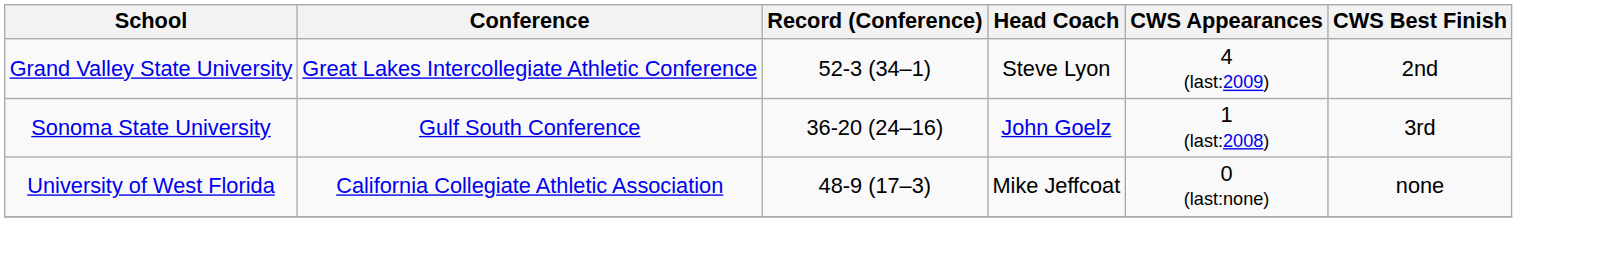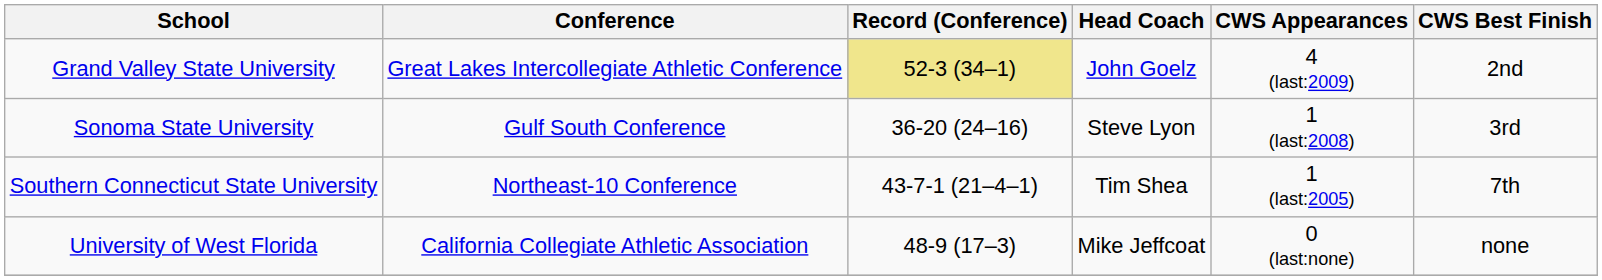(875, 68) no background -> (960, 68) khaki background
(1056, 68) Steve Lyon -> (1141, 68) John Goelz
(1056, 127) John Goelz -> (1141, 127) Steve Lyon
+ row: (194, 186)
